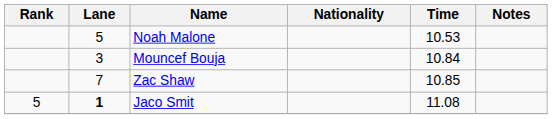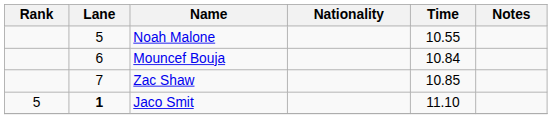(443, 37) 10.53 -> (443, 37) 10.55
(99, 59) 3 -> (99, 59) 6
(443, 102) 11.08 -> (443, 102) 11.10
